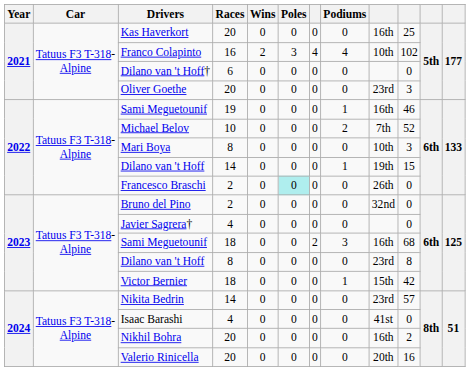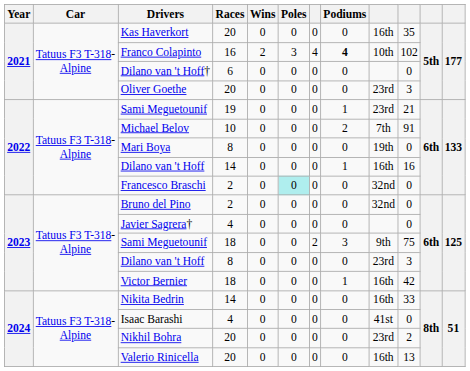(409, 32) 25 -> (409, 32) 35
(345, 51) normal -> (345, 51) bold
(383, 108) 16th -> (383, 108) 23rd
(409, 108) 46 -> (409, 108) 21
(409, 128) 52 -> (409, 128) 91
(383, 147) 10th -> (383, 147) 19th
(409, 147) 3 -> (409, 147) 0
(383, 166) 19th -> (383, 166) 16th
(409, 166) 15 -> (409, 166) 16
(383, 185) 26th -> (383, 185) 32nd
(383, 242) 16th -> (383, 242) 9th
(409, 242) 68 -> (409, 242) 75
(409, 261) 8 -> (409, 261) 3
(383, 280) 15th -> (383, 280) 16th
(383, 299) 23rd -> (383, 299) 16th
(409, 299) 57 -> (409, 299) 33
(383, 337) 16th -> (383, 337) 23rd
(383, 356) 20th -> (383, 356) 16th
(409, 356) 16 -> (409, 356) 13
